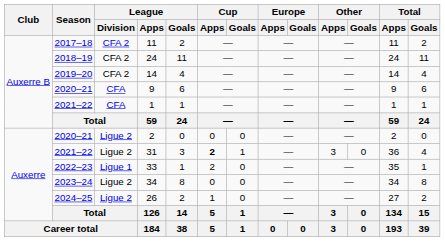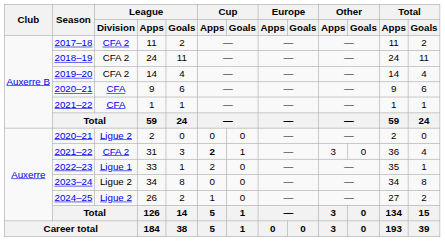(116, 151) Ligue 2 -> (116, 151) CFA 2
